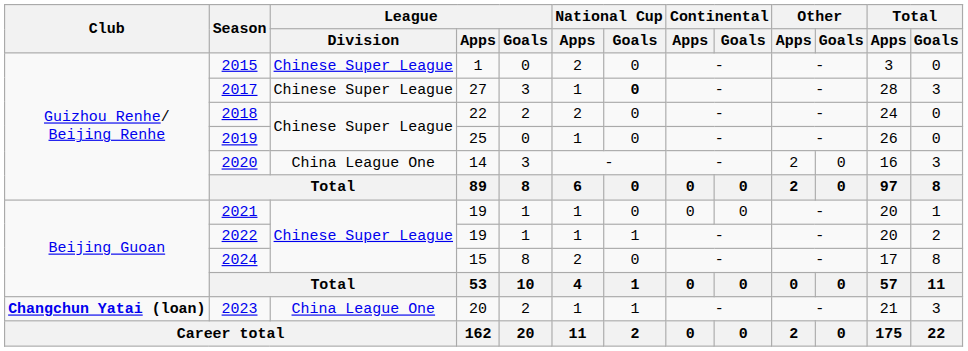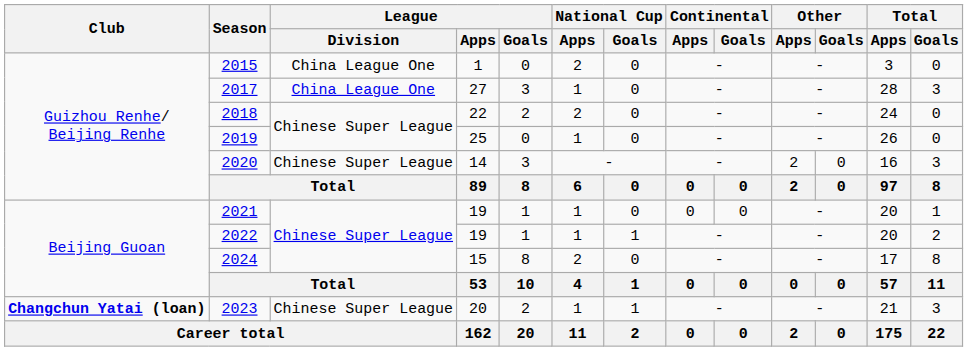(363, 65) Chinese Super League -> (363, 65) China League One
(363, 90) Chinese Super League -> (363, 90) China League One
(635, 90) bold -> (635, 90) normal
(363, 163) China League One -> (363, 163) Chinese Super League
(363, 309) China League One -> (363, 309) Chinese Super League
